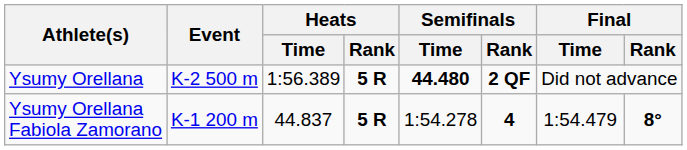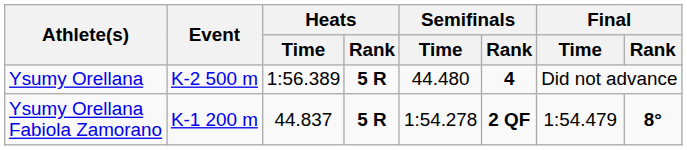(441, 80) bold -> (441, 80) normal
(509, 80) 2 QF -> (509, 80) 4
(509, 120) 4 -> (509, 120) 2 QF
